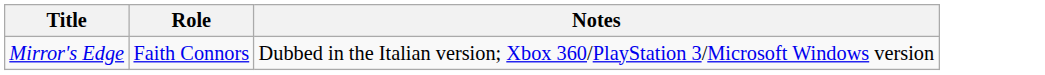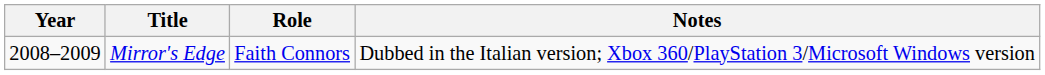+ column: (55, 20)
